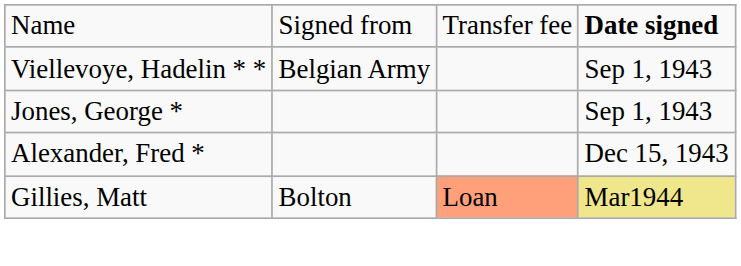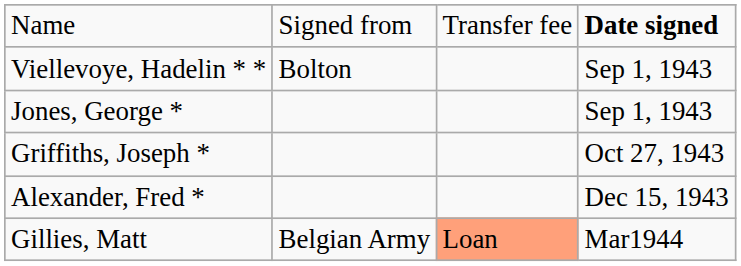(354, 68) Belgian Army -> (315, 68) Bolton
+ row: (110, 153)
(315, 196) Bolton -> (354, 238) Belgian Army
(634, 196) khaki background -> (634, 238) no background
